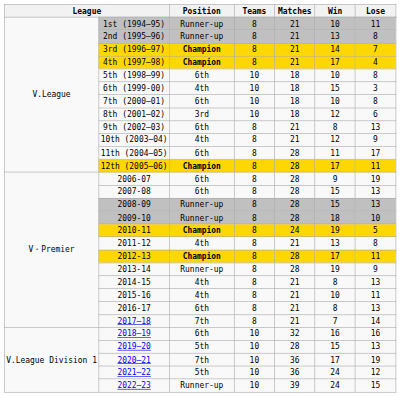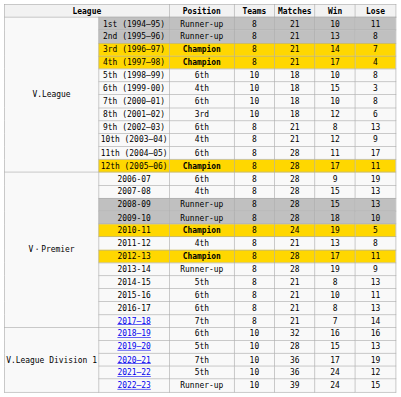(202, 192) 6th -> (202, 192) 4th
(202, 282) 4th -> (202, 282) 5th
(202, 295) 4th -> (202, 295) 6th
